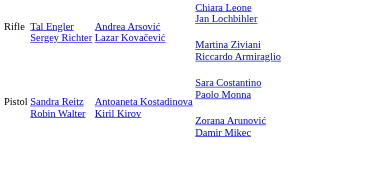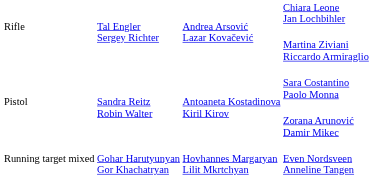+ row: (319, 164)
